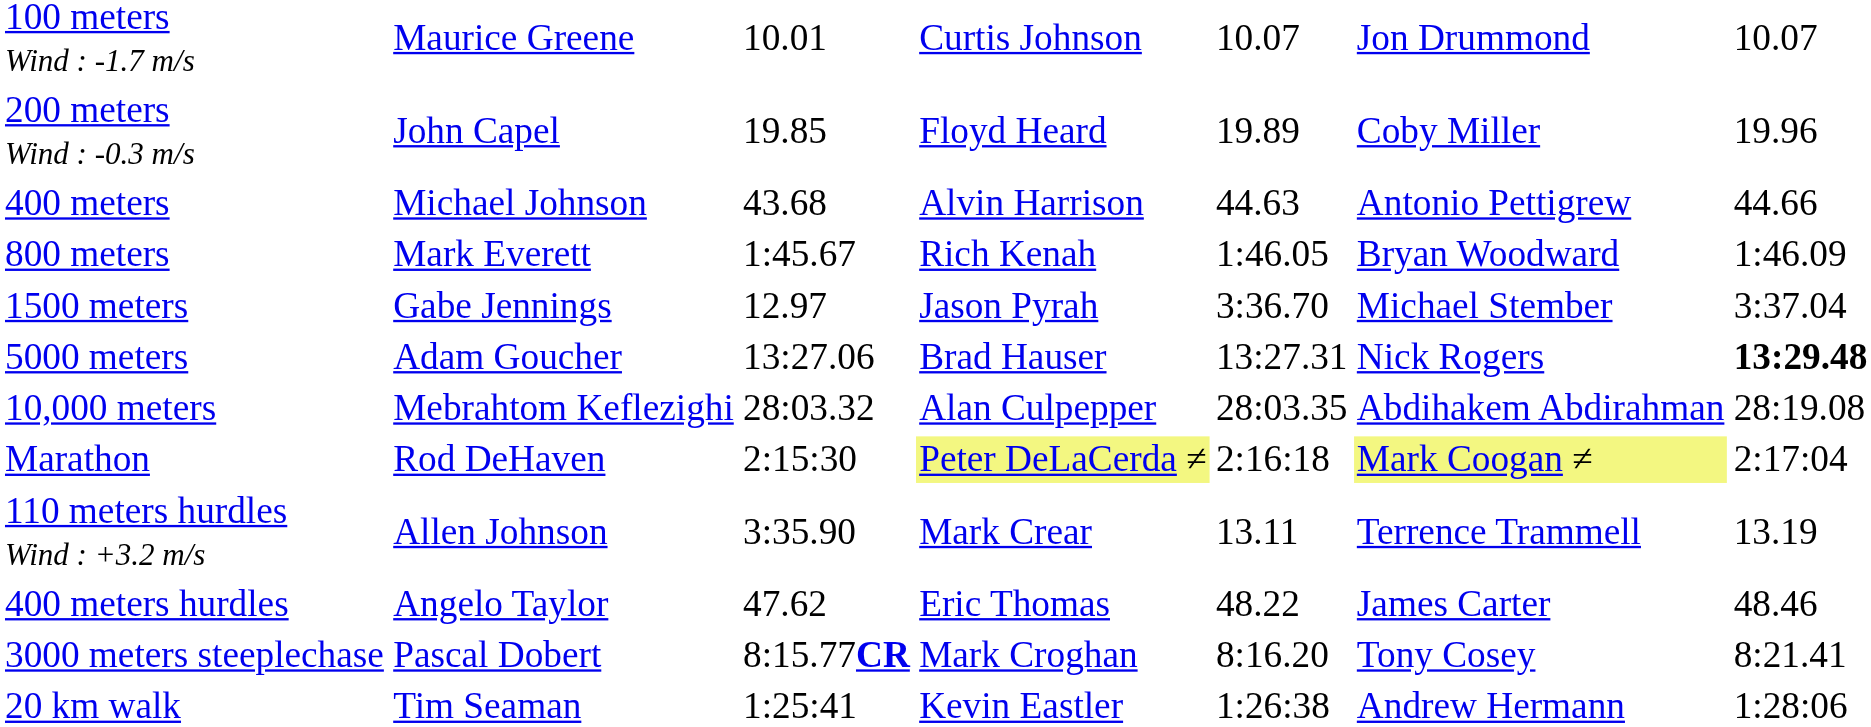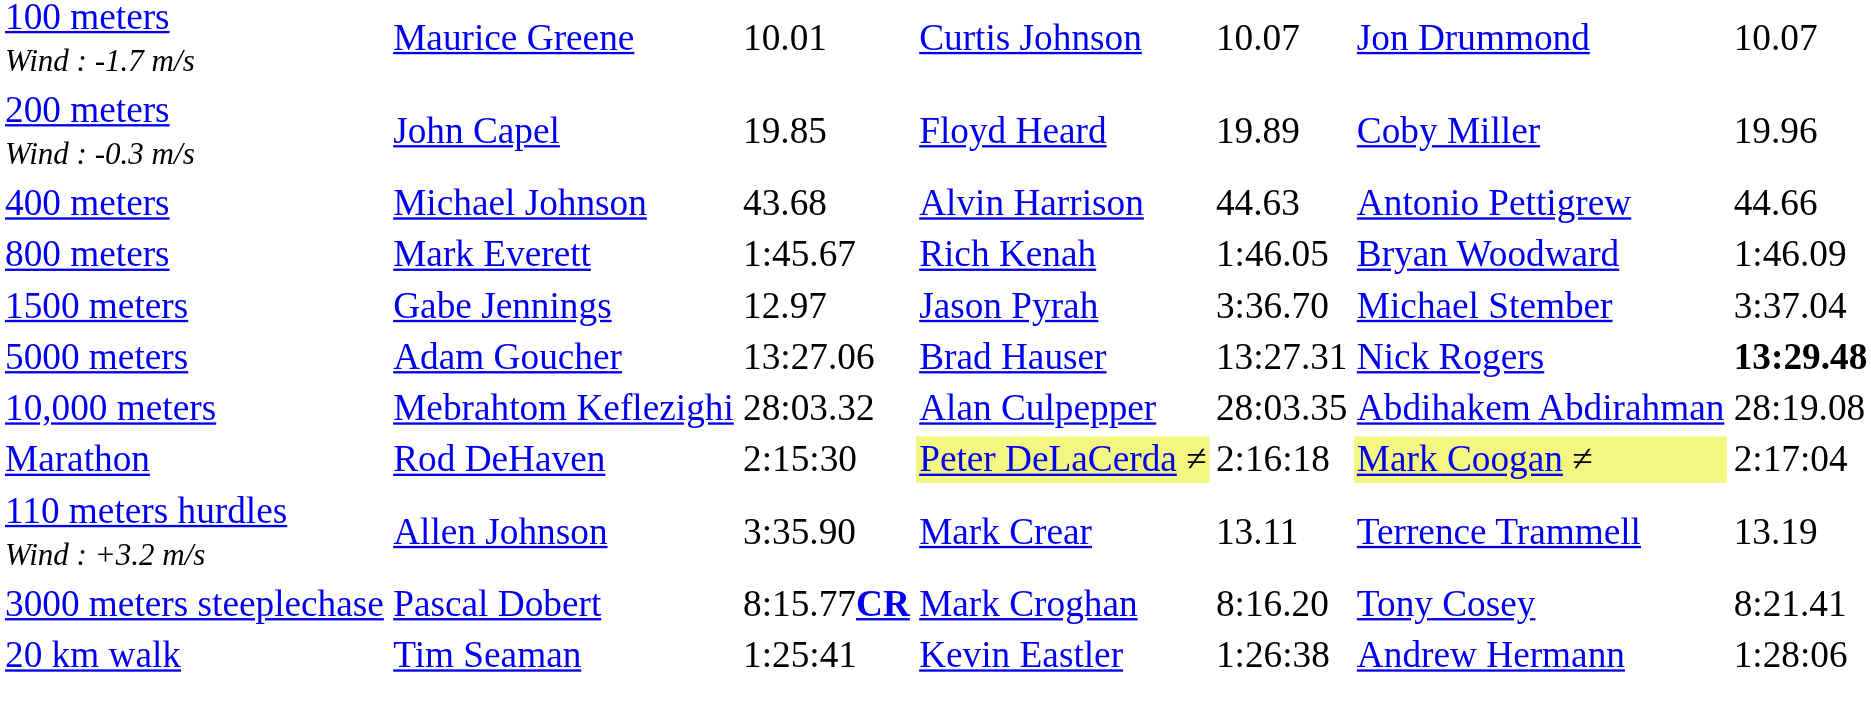- row: (147, 603)
